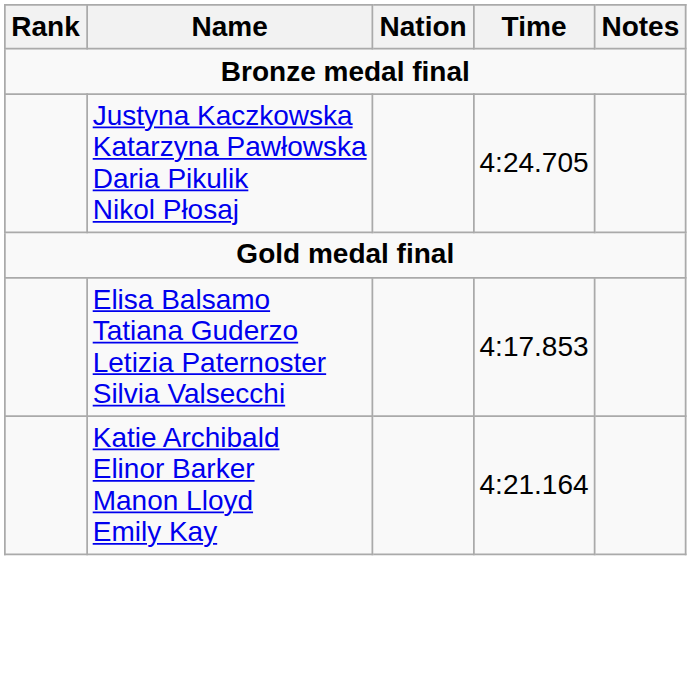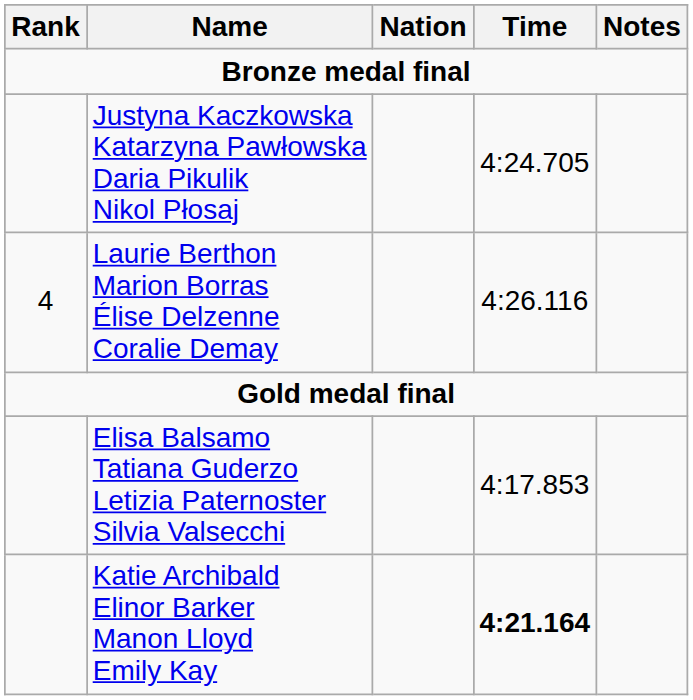+ row: (186, 301)
(534, 484) normal -> (535, 623) bold
